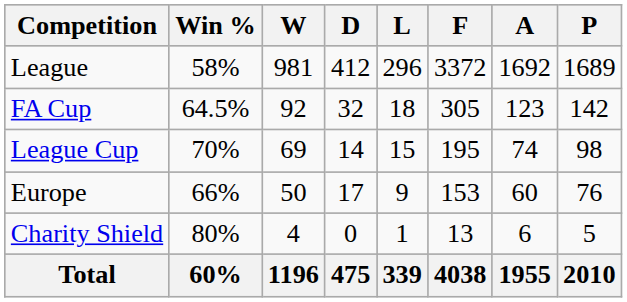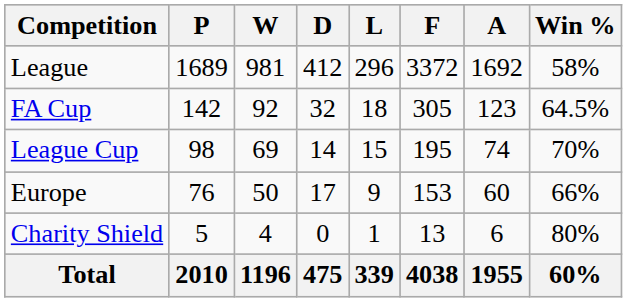columns swapped: (589, 25) <-> (216, 25)
